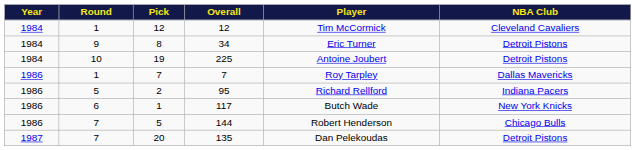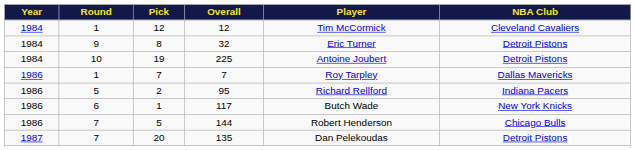(224, 43) 34 -> (224, 43) 32
